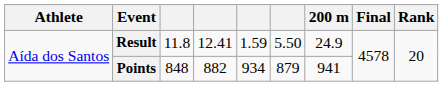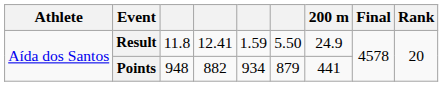(177, 69) 848 -> (177, 69) 948
(329, 69) 941 -> (329, 69) 441
